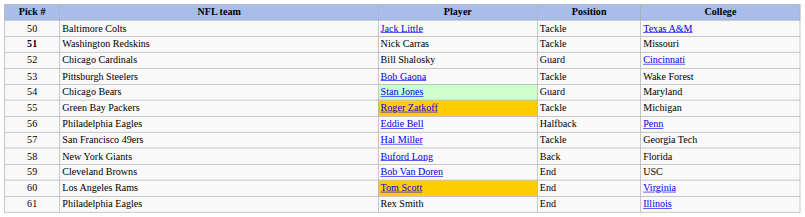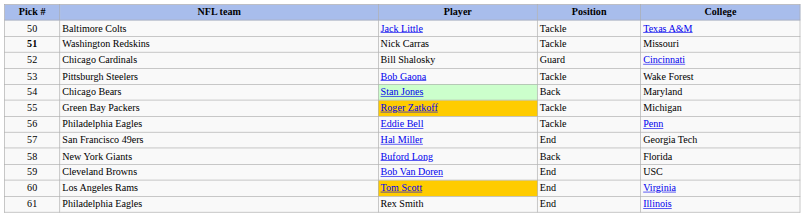(552, 92) Guard -> (550, 92) Back
(558, 124) Halfback -> (553, 124) Tackle
(553, 140) Tackle -> (548, 140) End
